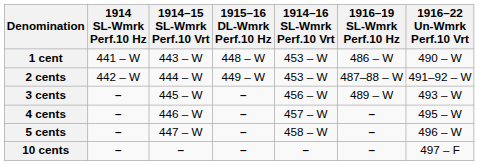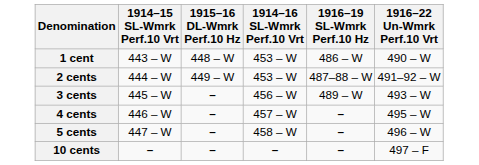- column: (118, 26)
